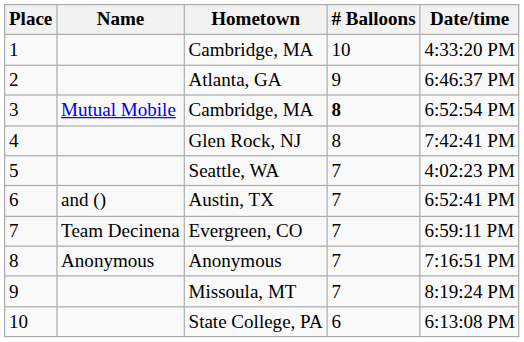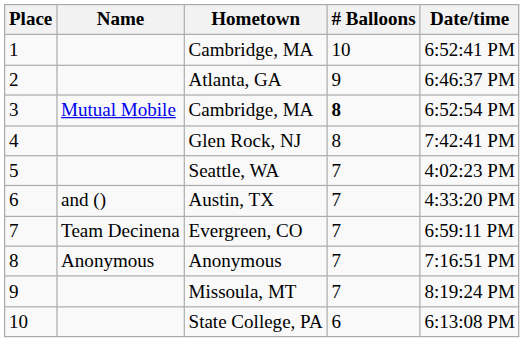(470, 49) 4:33:20 PM -> (470, 49) 6:52:41 PM
(470, 200) 6:52:41 PM -> (470, 200) 4:33:20 PM
